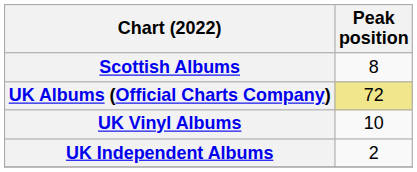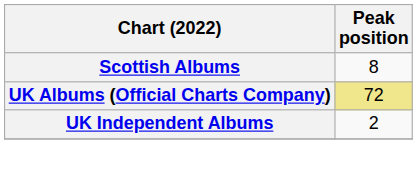- row: (170, 124)
